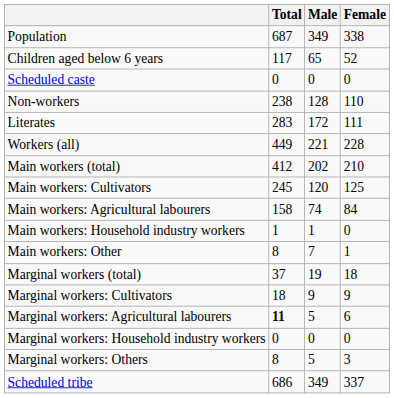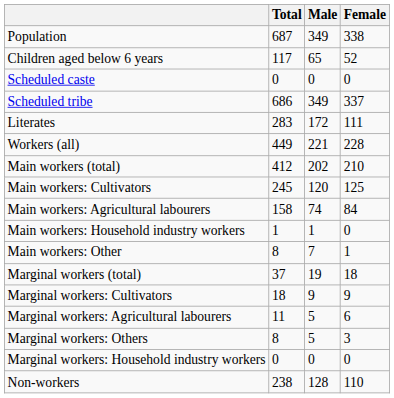rows swapped: (50, 381) <-> (43, 101)
(278, 317) bold -> (278, 317) normal
rows swapped: (137, 338) <-> (78, 360)
